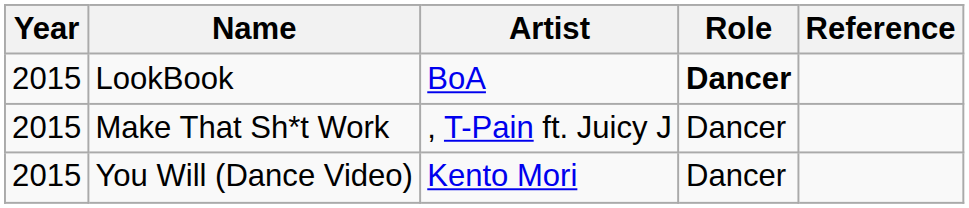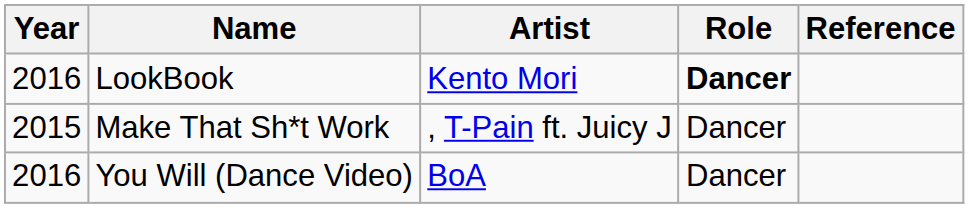(47, 78) 2015 -> (47, 78) 2016
(457, 78) BoA -> (502, 78) Kento Mori
(47, 176) 2015 -> (47, 176) 2016
(502, 176) Kento Mori -> (457, 176) BoA
